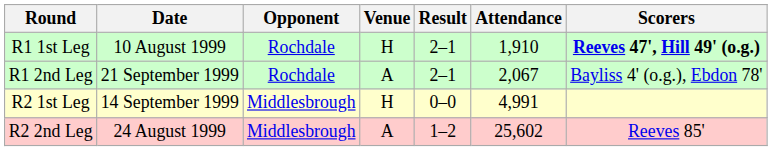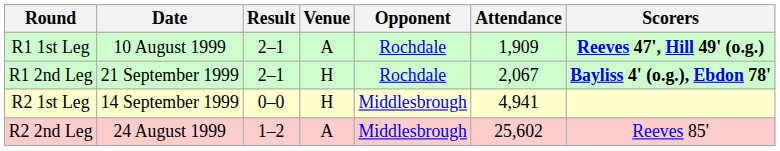columns swapped: (301, 18) <-> (443, 18)
(387, 46) H -> (327, 46) A
(519, 46) 1,910 -> (519, 46) 1,909
(387, 74) A -> (327, 74) H
(666, 74) normal -> (671, 74) bold
(519, 103) 4,991 -> (519, 103) 4,941
